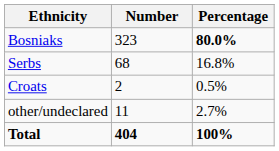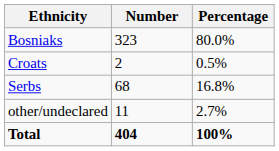(216, 39) bold -> (215, 39) normal
rows swapped: (24, 63) <-> (27, 87)
